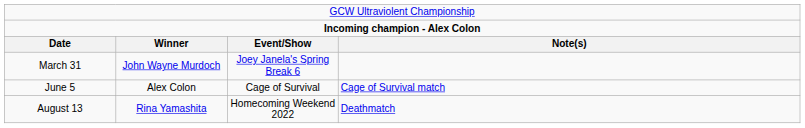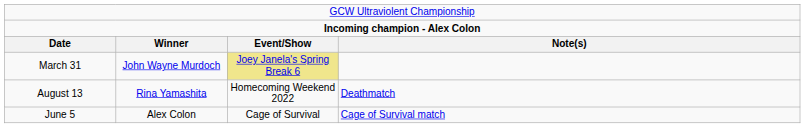(283, 66) no background -> (283, 66) khaki background
rows swapped: (60, 87) <-> (60, 109)
